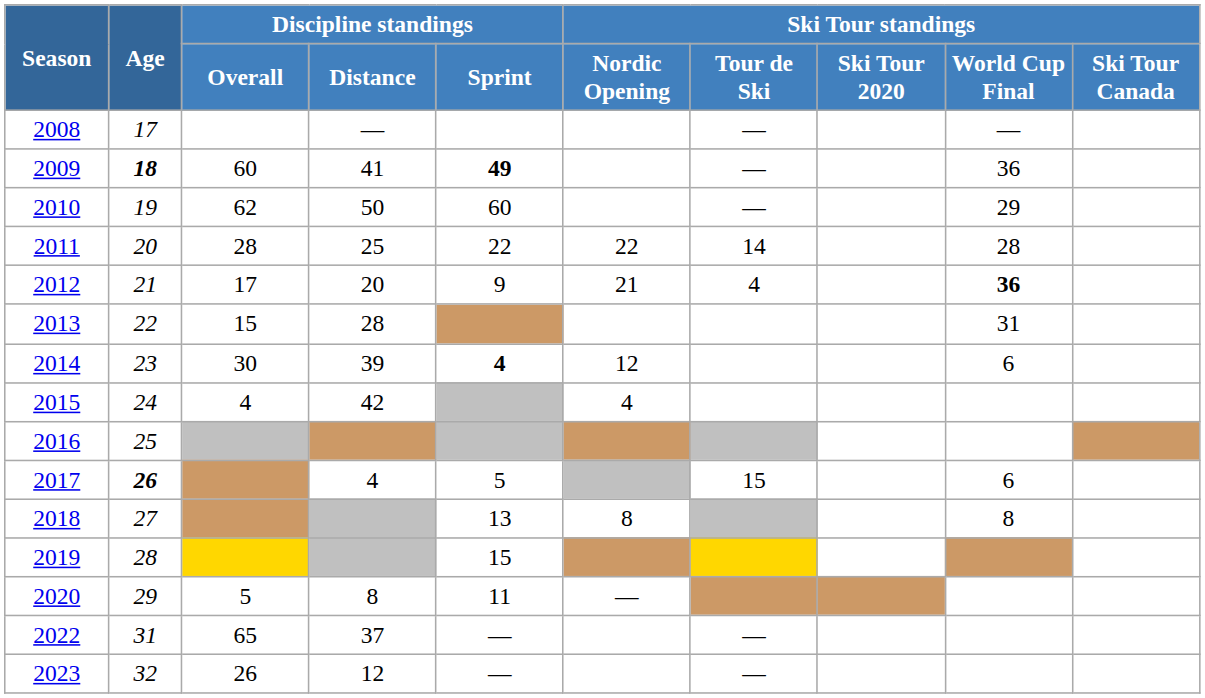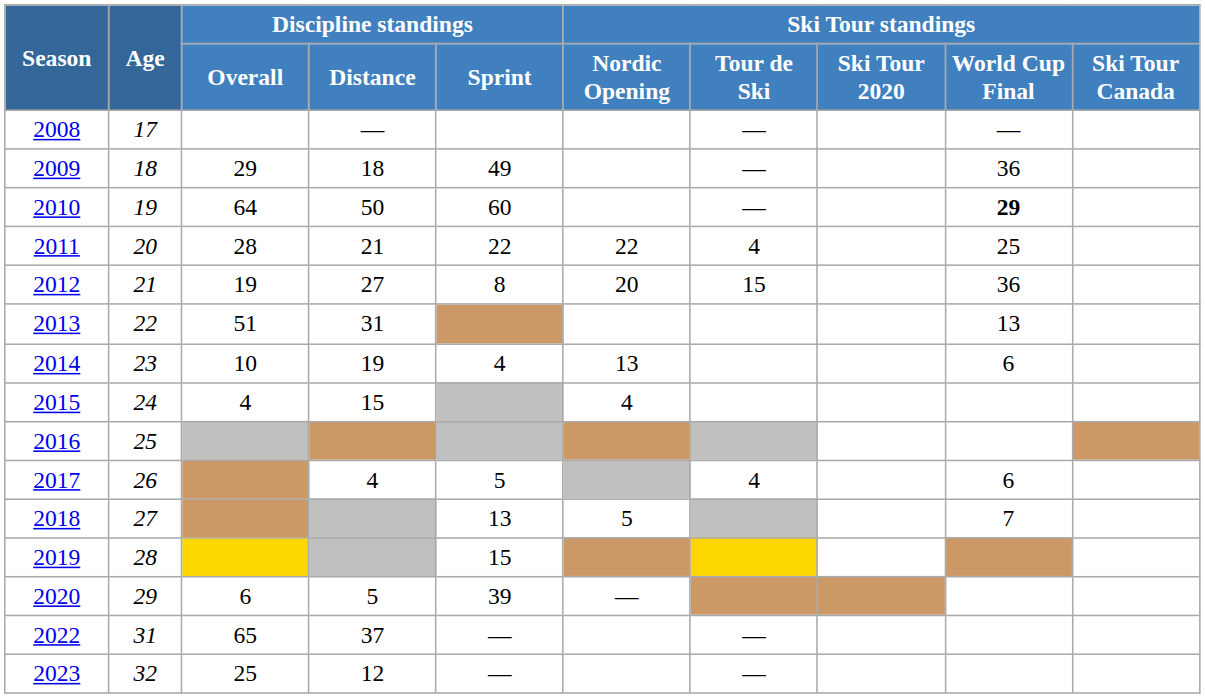(145, 168) bold -> (145, 168) normal
(245, 168) 60 -> (245, 168) 29
(372, 168) 41 -> (372, 168) 18
(500, 168) bold -> (500, 168) normal
(245, 207) 62 -> (245, 207) 64
(1008, 207) normal -> (1008, 207) bold
(372, 246) 25 -> (372, 246) 21
(754, 246) 14 -> (754, 246) 4
(1008, 246) 28 -> (1008, 246) 25
(245, 285) 17 -> (245, 285) 19
(372, 285) 20 -> (372, 285) 27
(500, 285) 9 -> (500, 285) 8
(627, 285) 21 -> (627, 285) 20
(754, 285) 4 -> (754, 285) 15
(1008, 285) bold -> (1008, 285) normal
(245, 323) 15 -> (245, 323) 51
(372, 323) 28 -> (372, 323) 31
(1008, 323) 31 -> (1008, 323) 13
(245, 362) 30 -> (245, 362) 10
(372, 362) 39 -> (372, 362) 19
(500, 362) bold -> (500, 362) normal
(627, 362) 12 -> (627, 362) 13
(372, 401) 42 -> (372, 401) 15
(145, 479) bold -> (145, 479) normal
(754, 479) 15 -> (754, 479) 4
(627, 518) 8 -> (627, 518) 5
(1008, 518) 8 -> (1008, 518) 7
(245, 595) 5 -> (245, 595) 6
(372, 595) 8 -> (372, 595) 5
(500, 595) 11 -> (500, 595) 39
(245, 673) 26 -> (245, 673) 25
